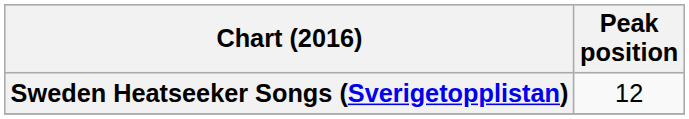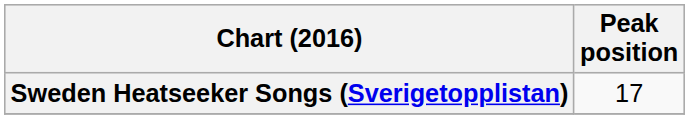(629, 93) 12 -> (629, 93) 17
